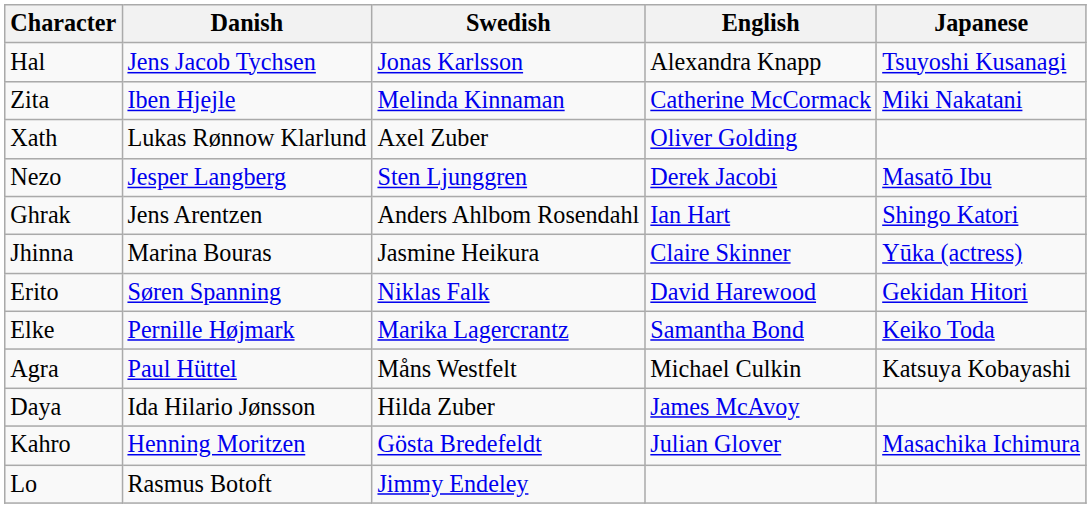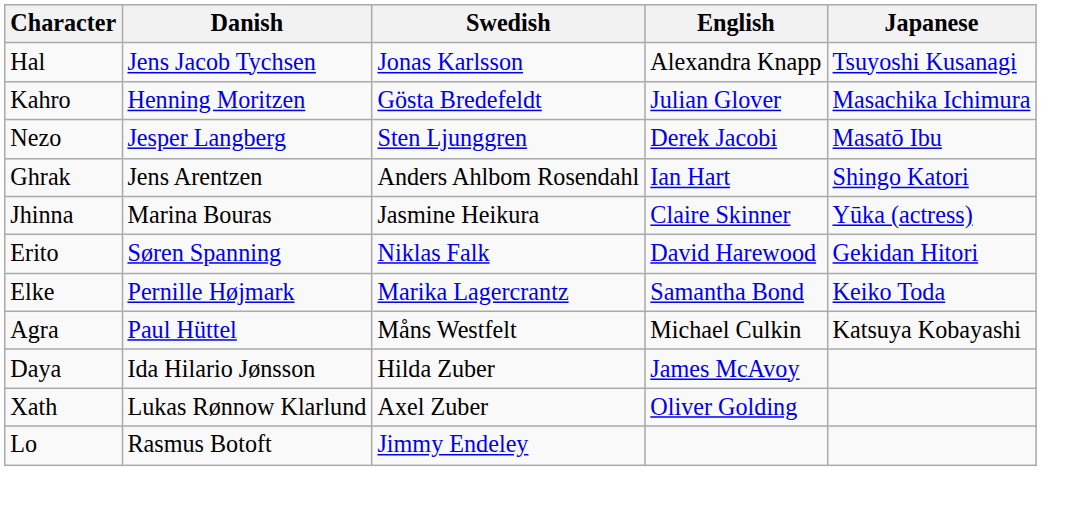- row: (30, 100)
rows swapped: (41, 445) <-> (34, 138)
